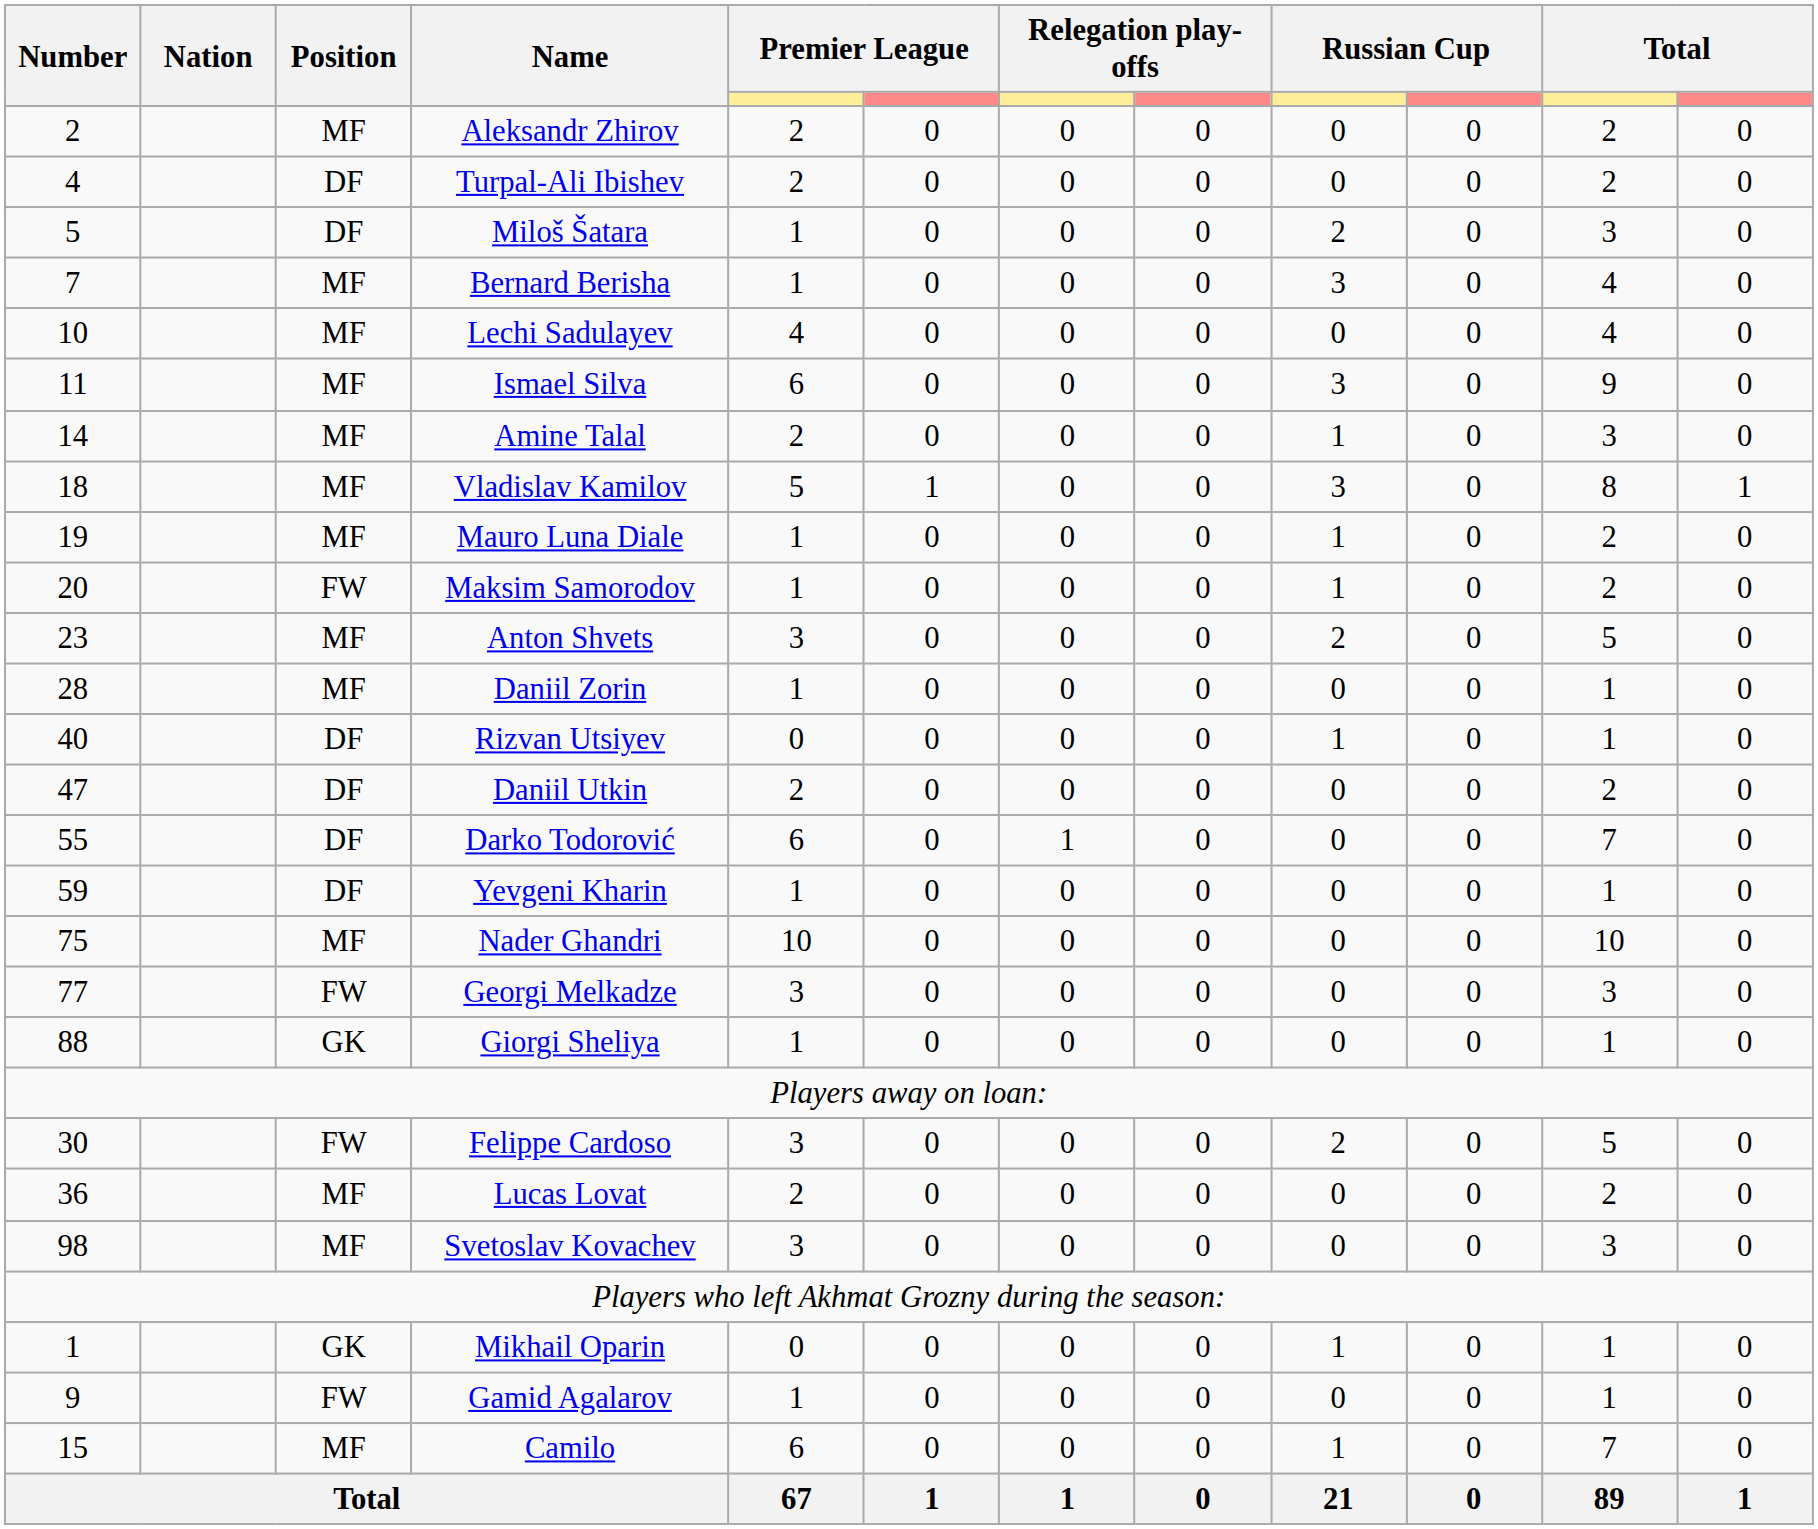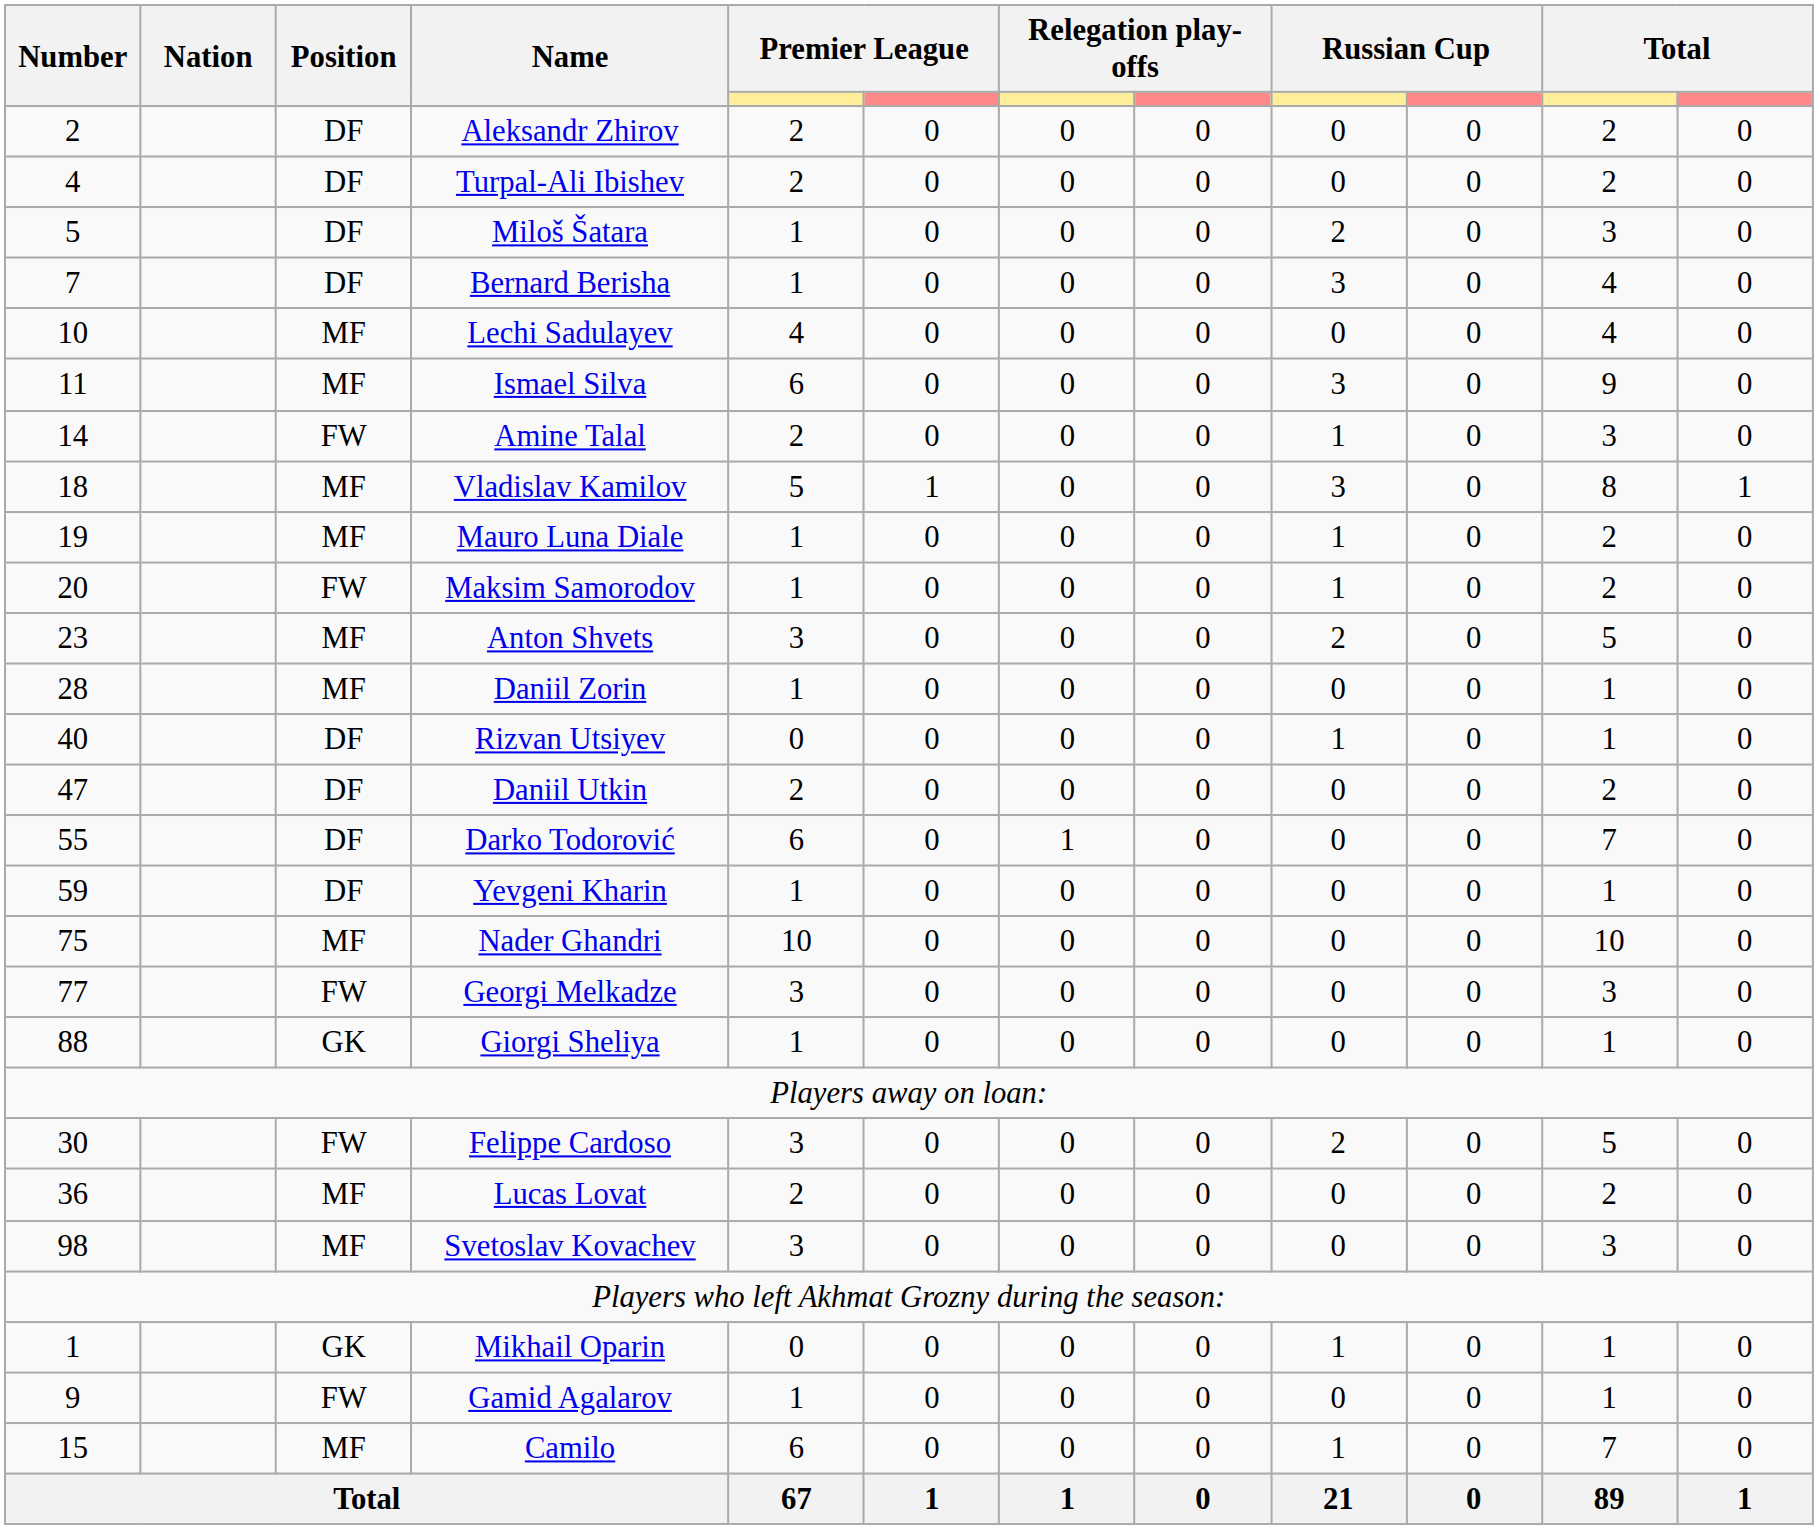(344, 131) MF -> (344, 131) DF
(344, 283) MF -> (344, 283) DF
(344, 435) MF -> (344, 435) FW
